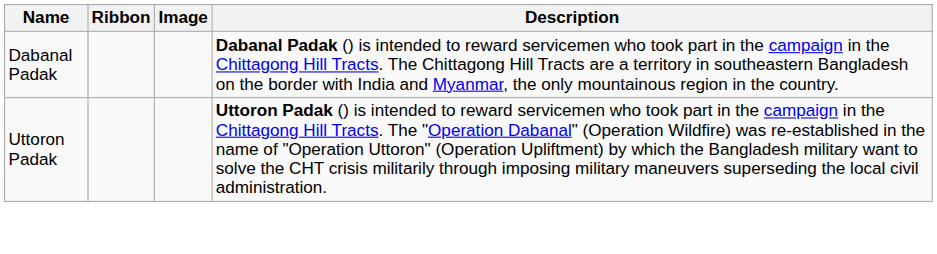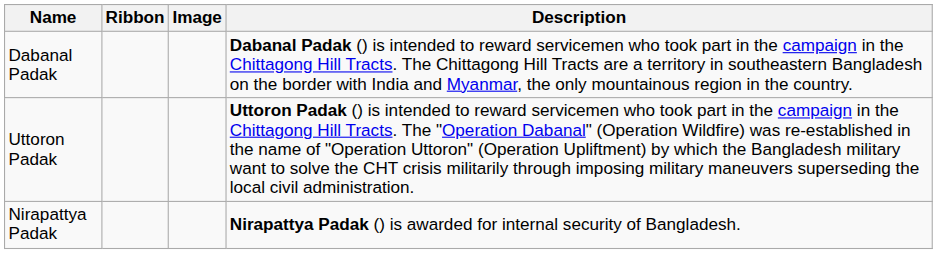+ row: (47, 224)
